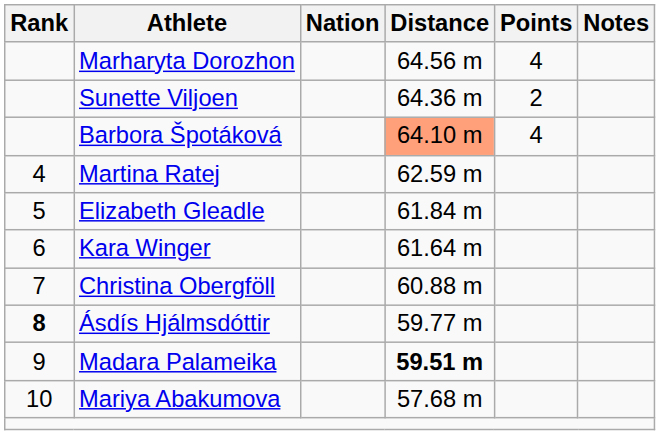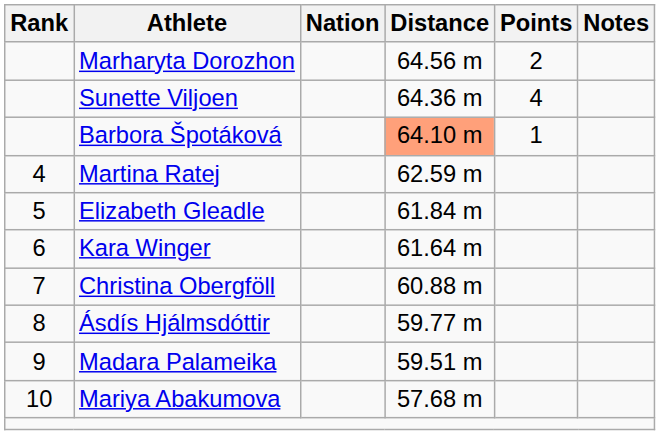(536, 60) 4 -> (536, 60) 2
(536, 98) 2 -> (536, 98) 4
(536, 135) 4 -> (536, 135) 1
(39, 323) bold -> (39, 323) normal
(440, 361) bold -> (440, 361) normal
